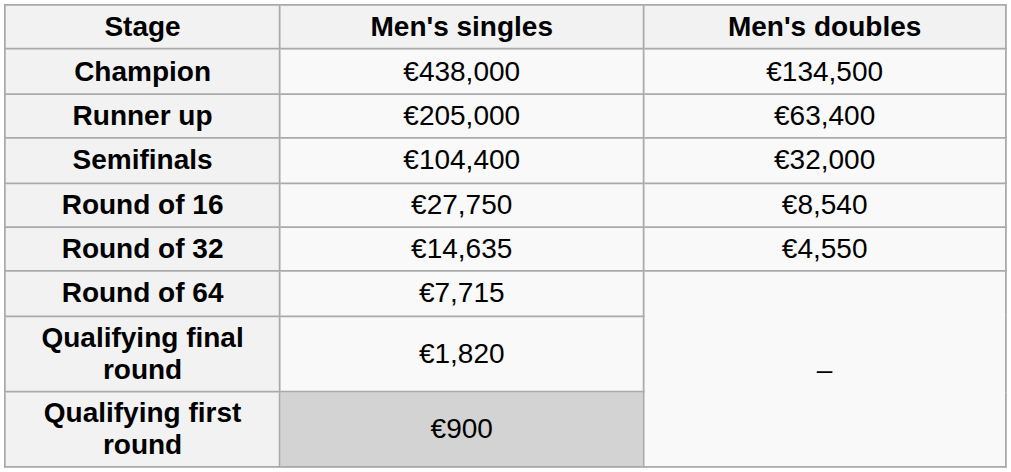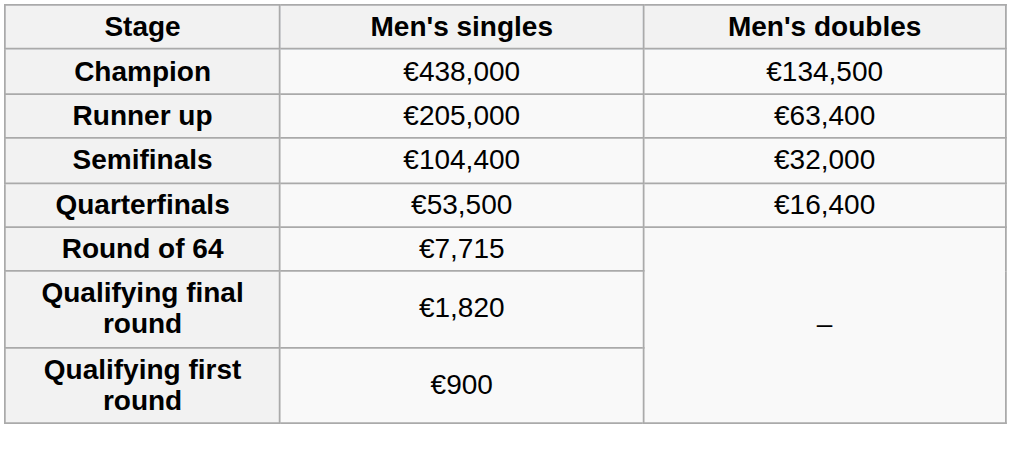+ row: (143, 204)
- row: (143, 204)
- row: (143, 248)
(462, 429) lightgrey background -> (462, 384) no background
